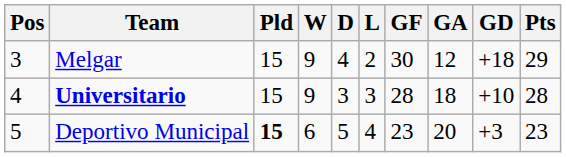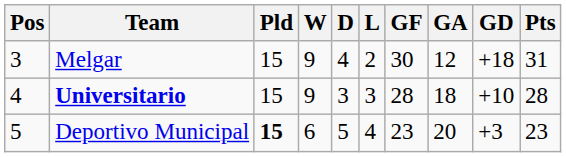(537, 59) 29 -> (537, 59) 31
